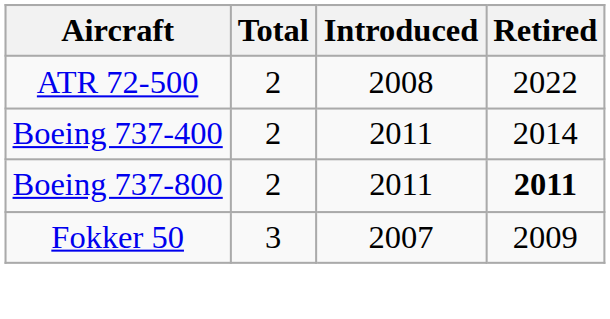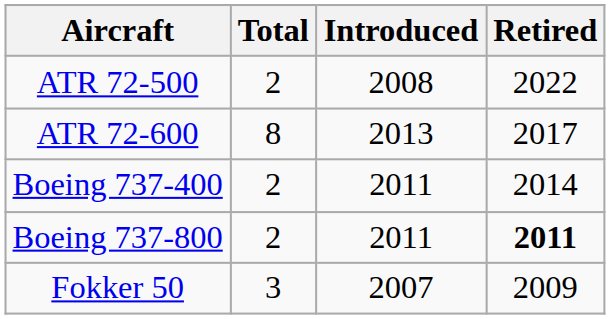+ row: (118, 133)
